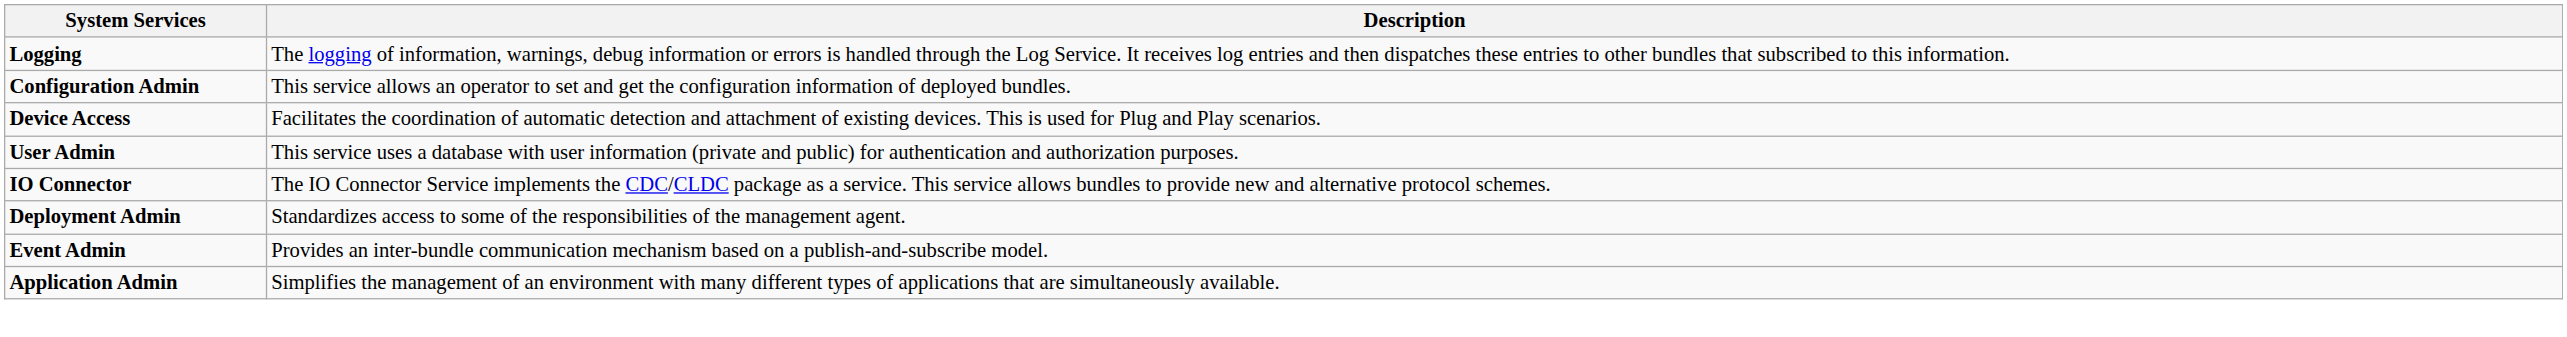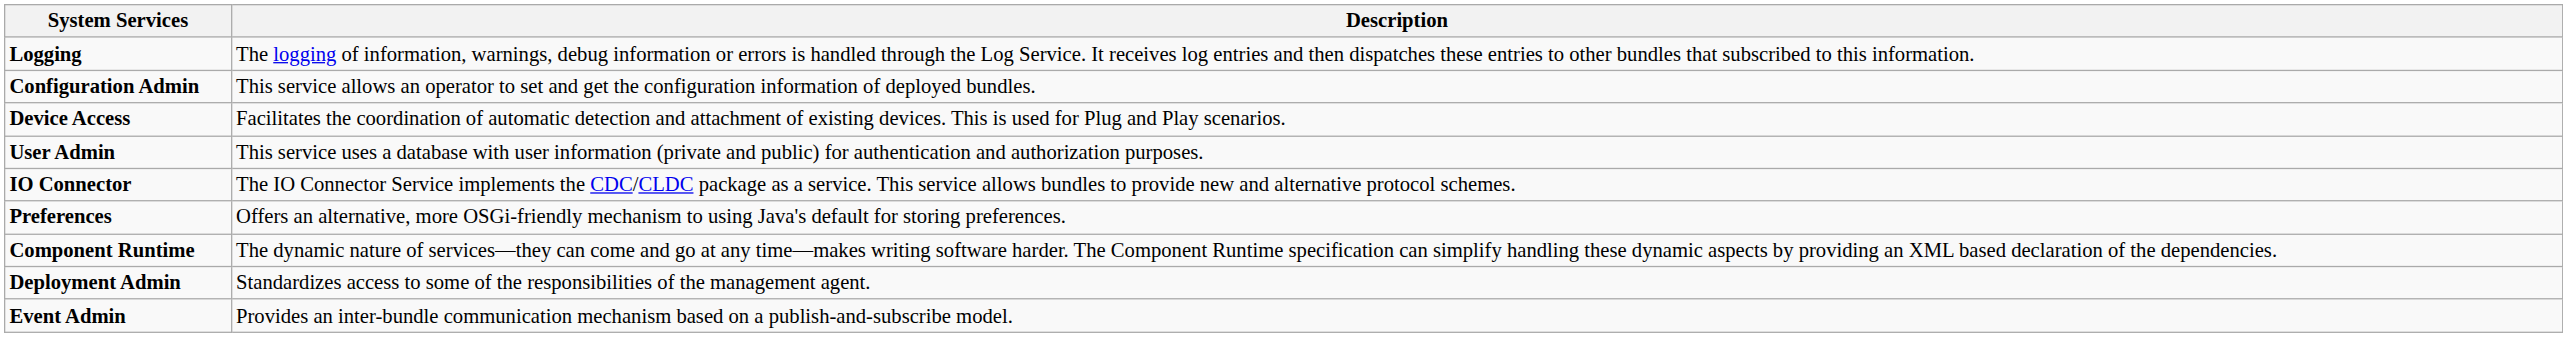+ row: (61, 217)
+ row: (102, 250)
- row: (93, 282)
